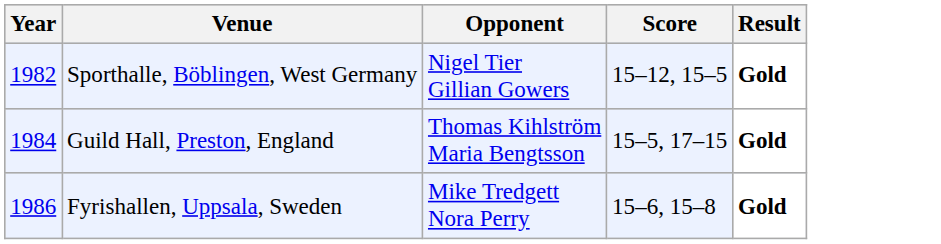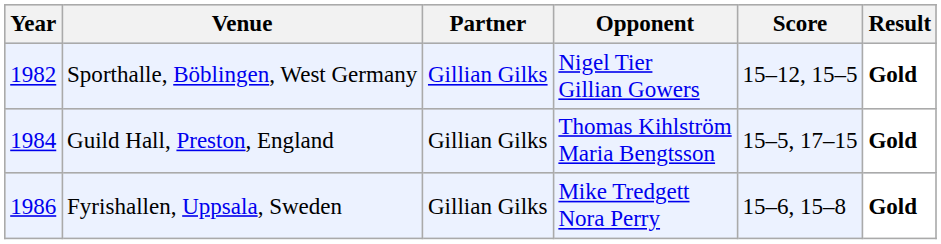+ column: (488, 23)
